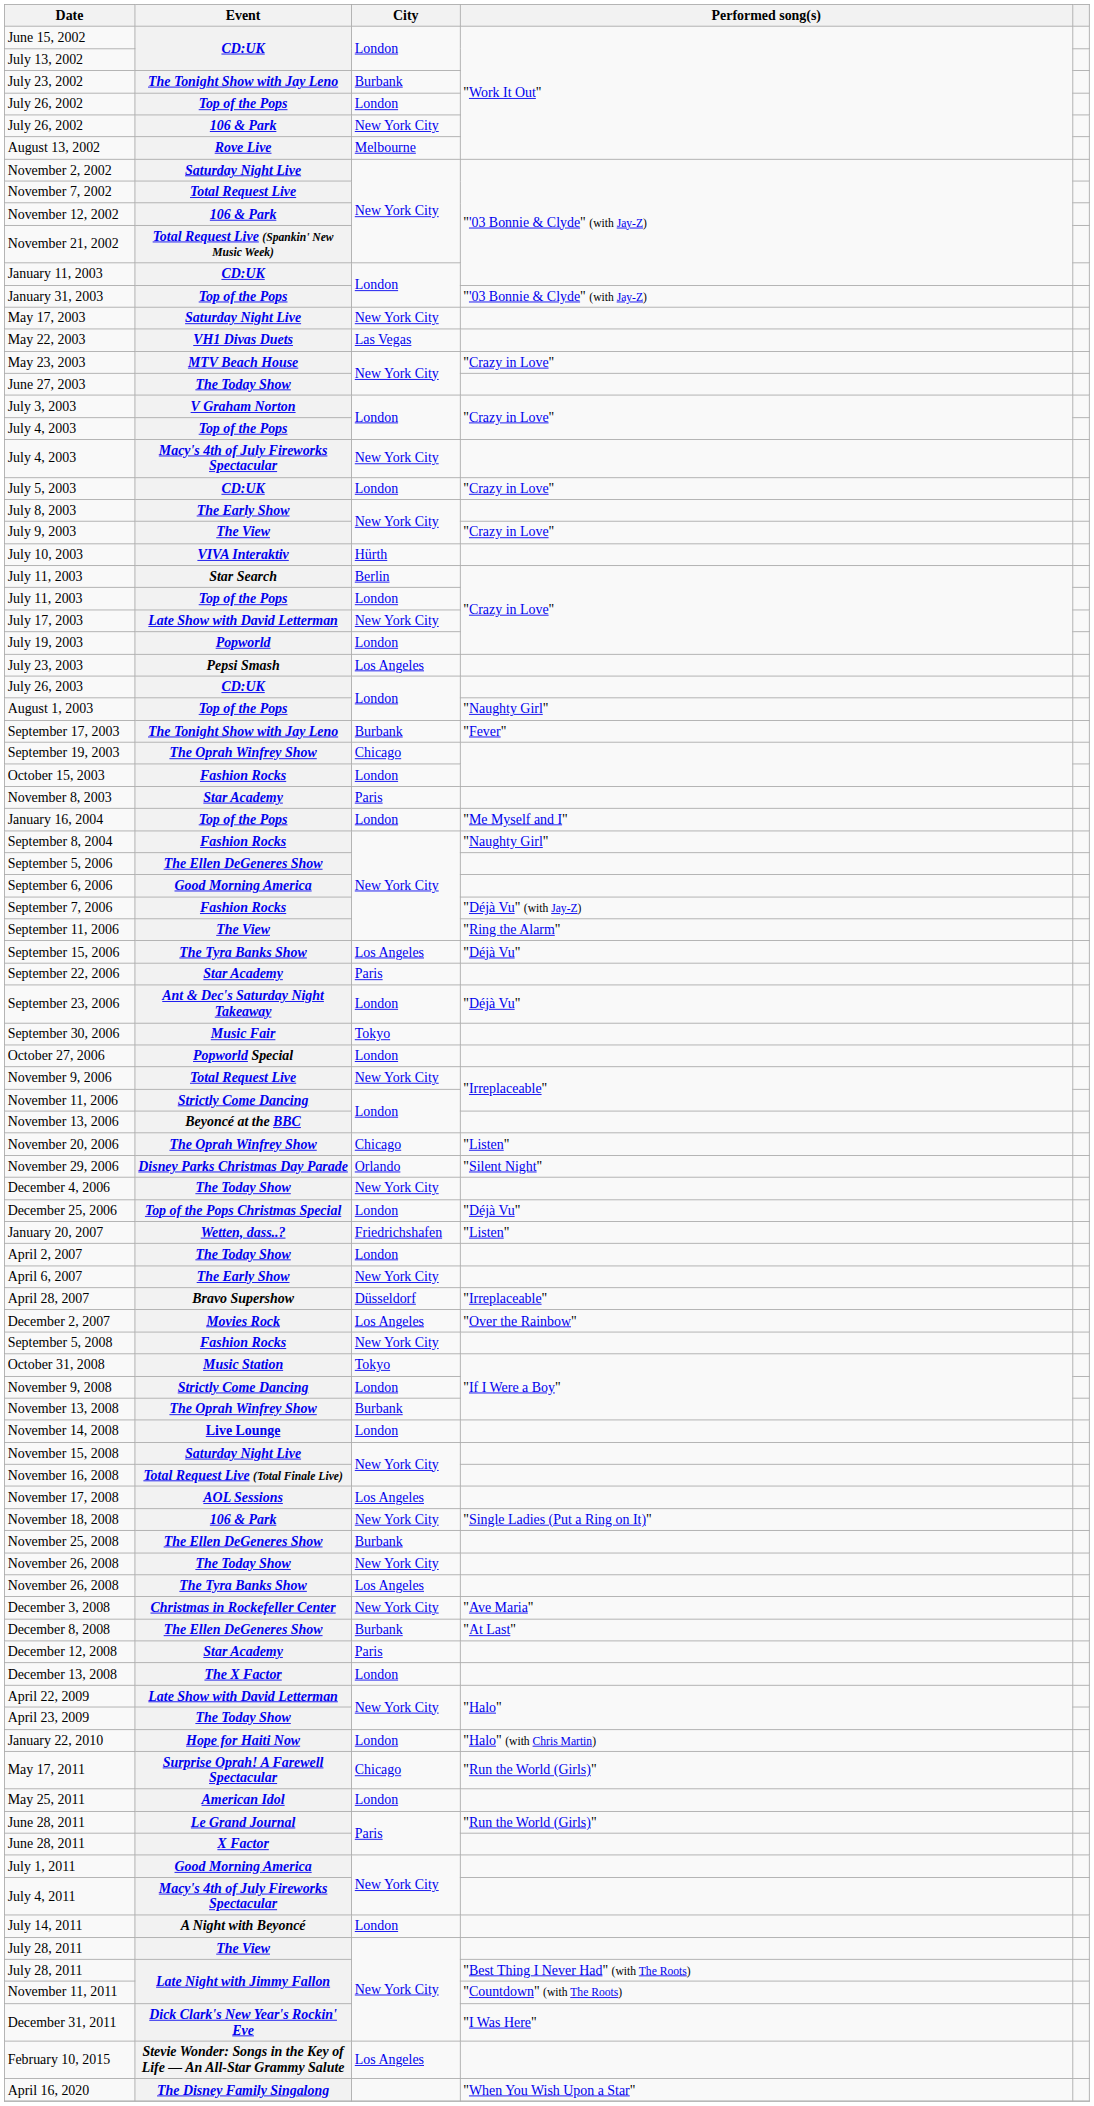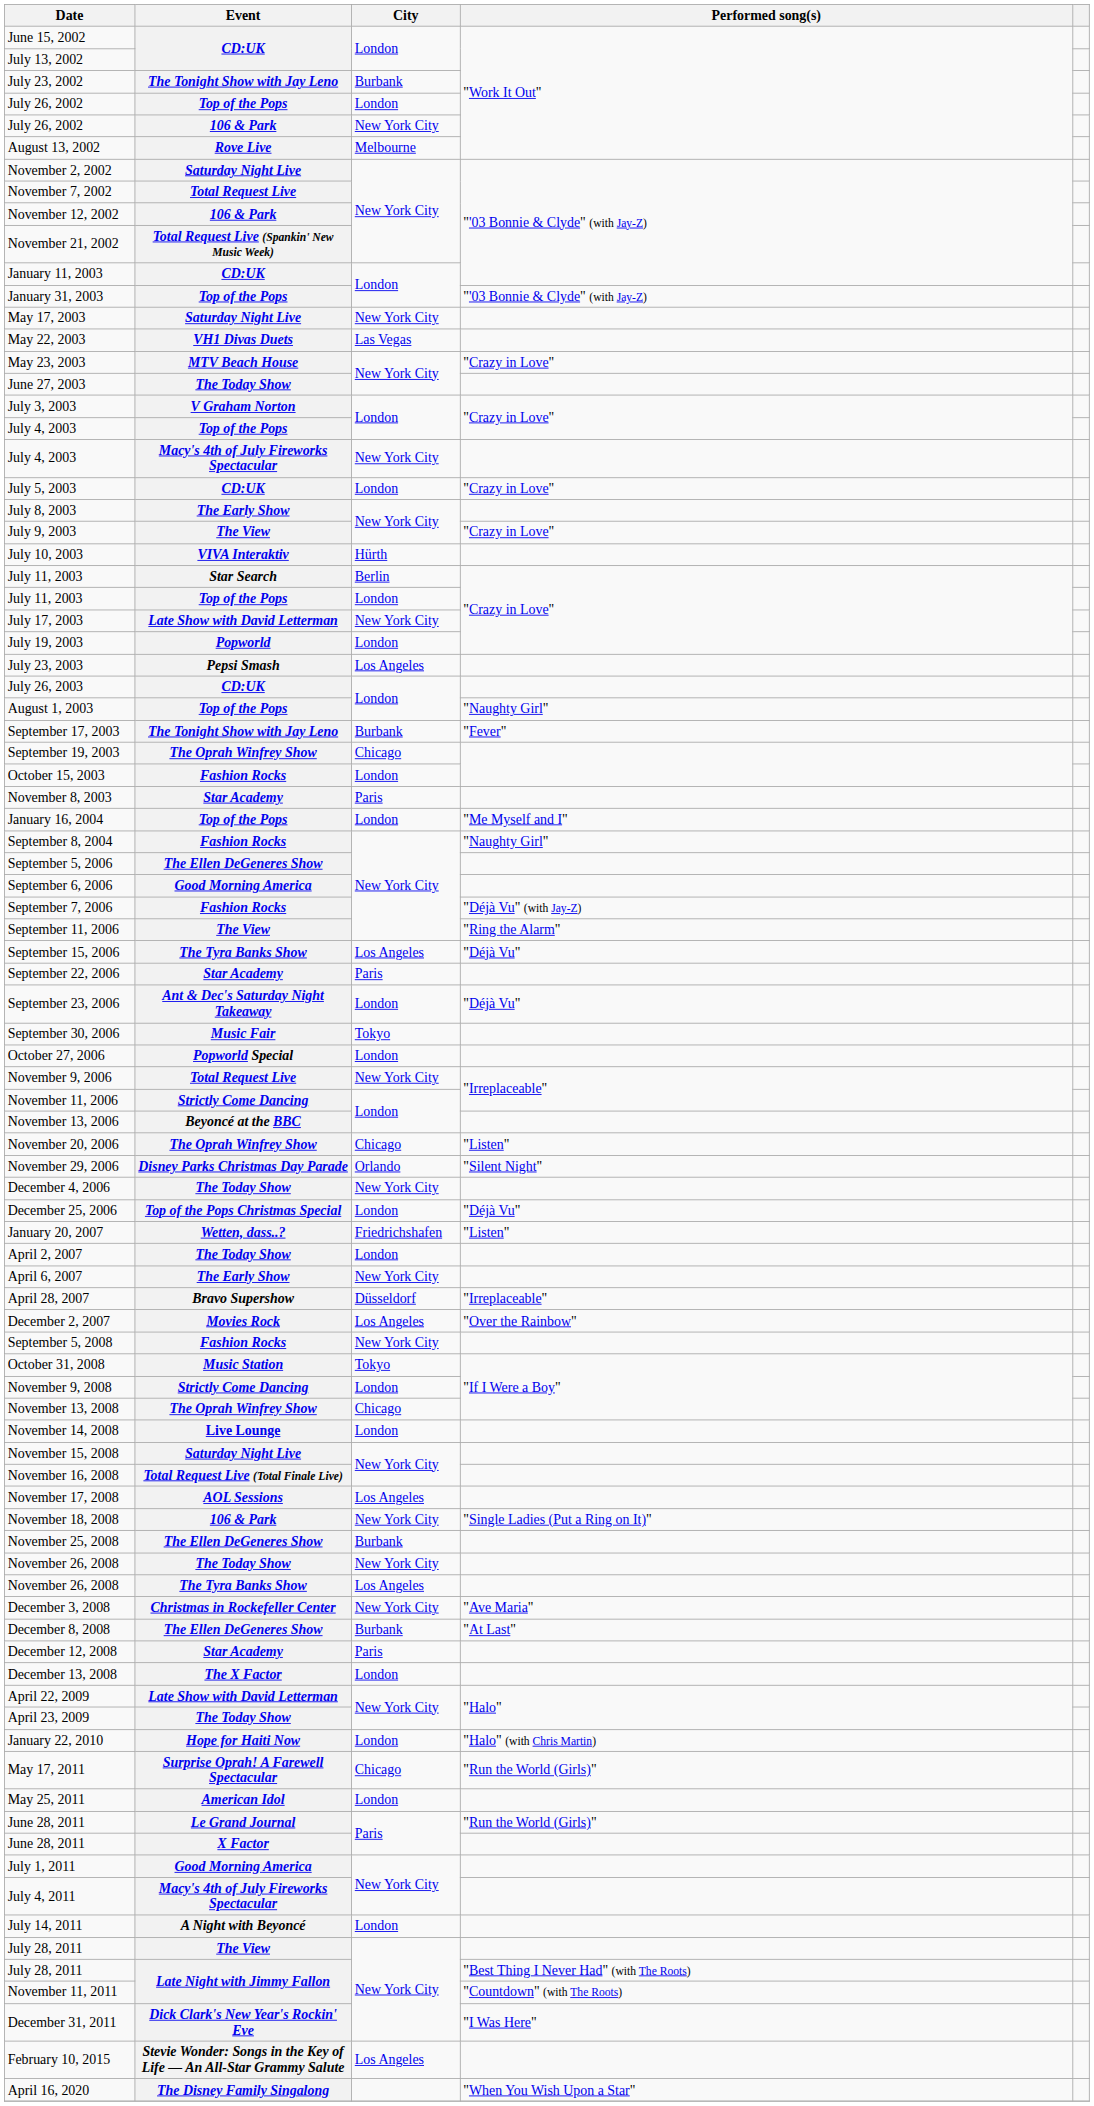(379, 1409) Burbank -> (378, 1409) Chicago
